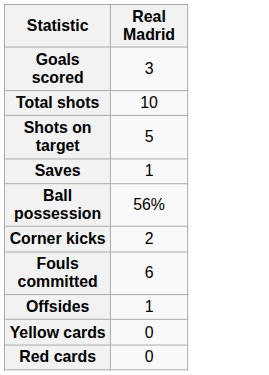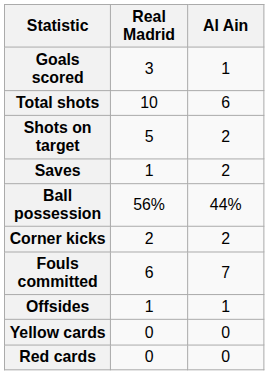+ column: (226, 25)
